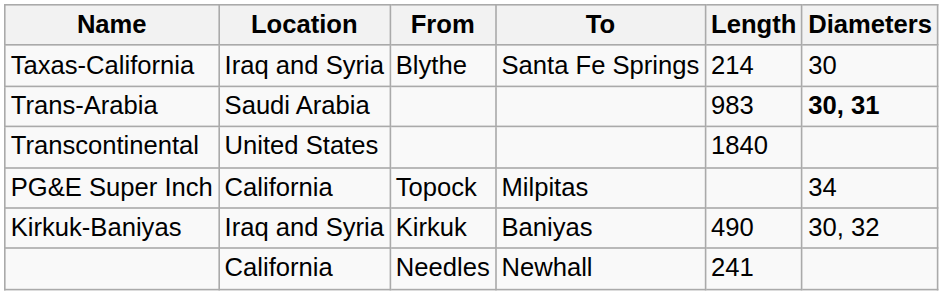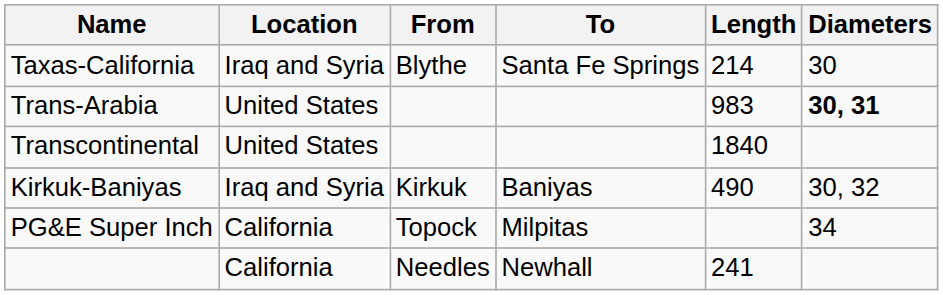(297, 106) Saudi Arabia -> (301, 106) United States
rows swapped: (112, 187) <-> (96, 227)
